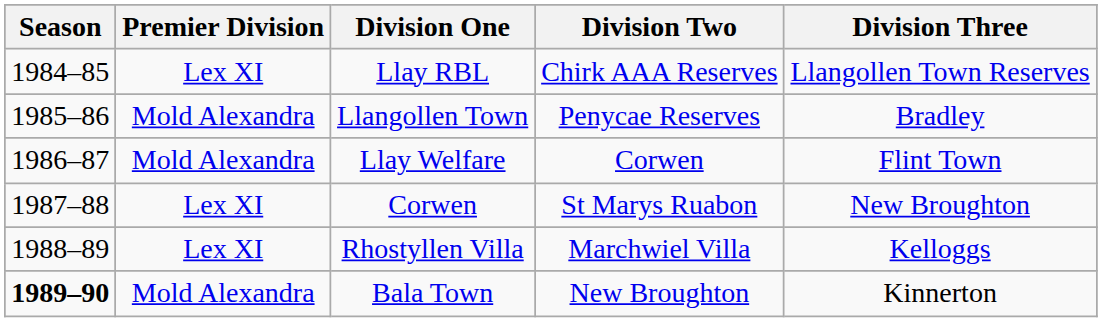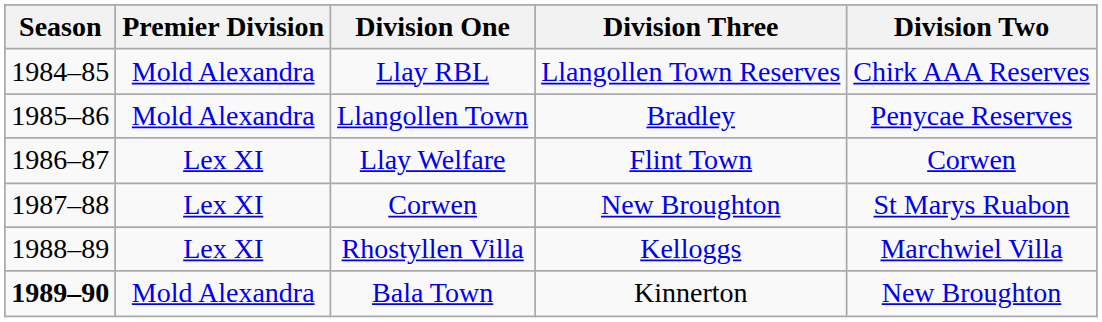columns swapped: (659, 26) <-> (940, 26)
(223, 71) Lex XI -> (223, 71) Mold Alexandra
(223, 159) Mold Alexandra -> (223, 159) Lex XI
